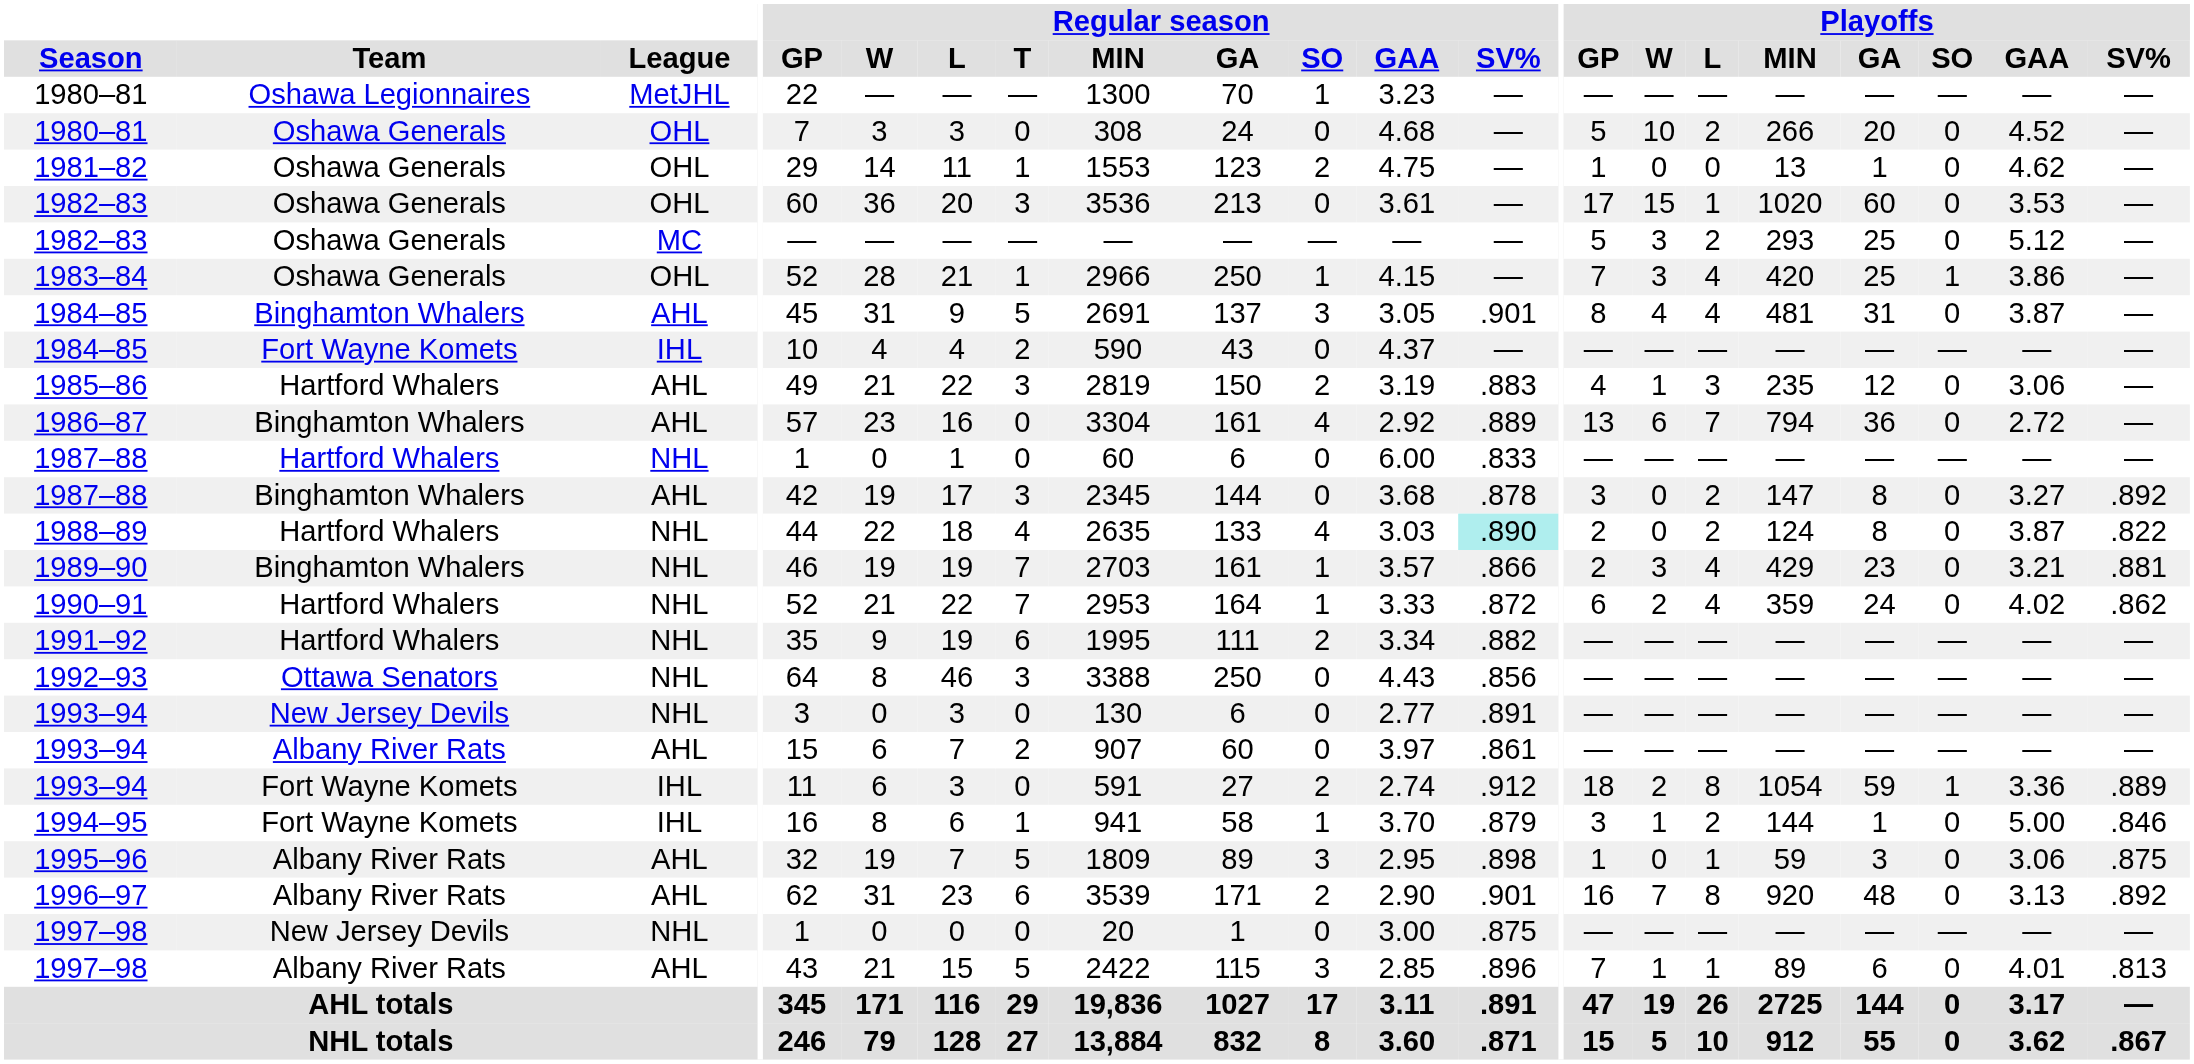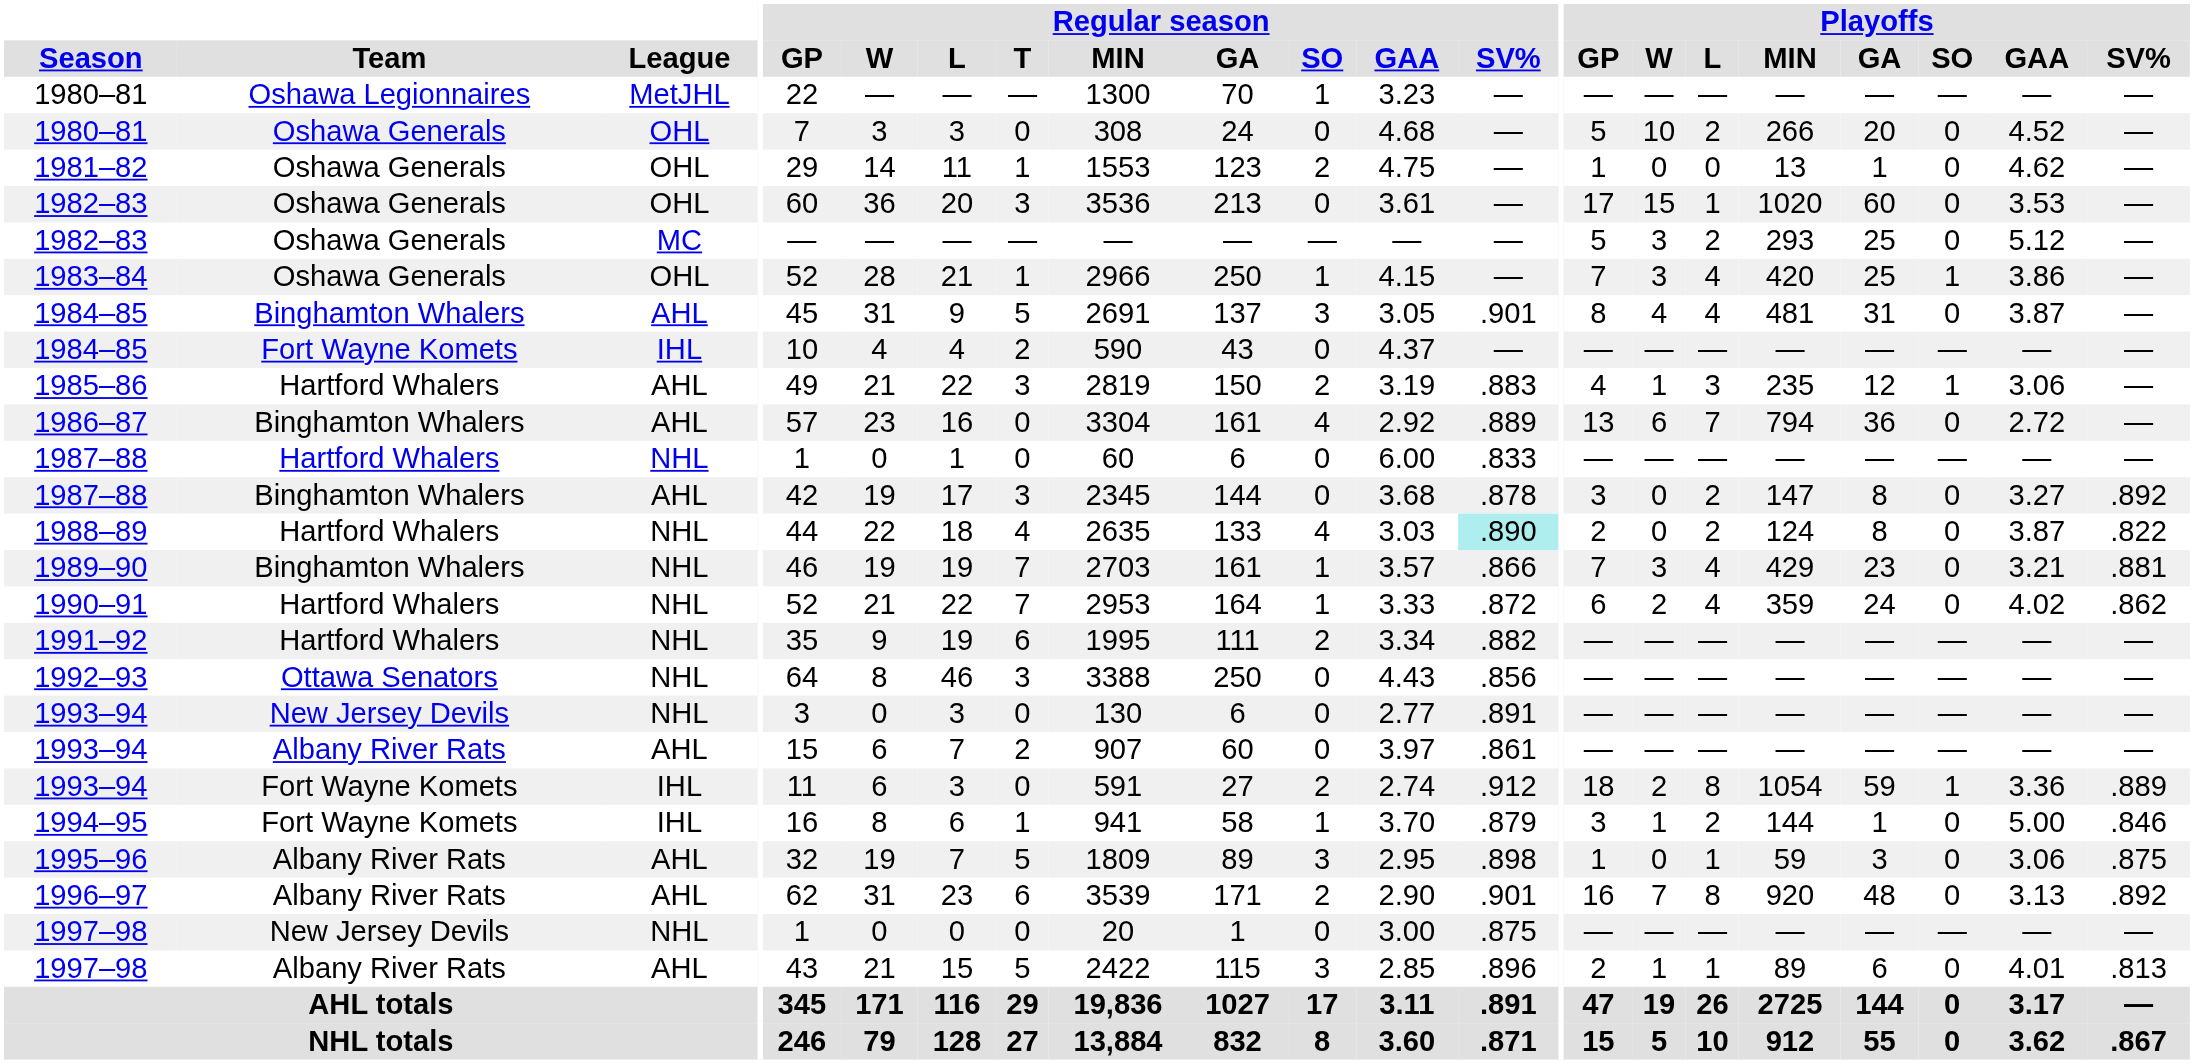(1952, 385) 0 -> (1952, 385) 1
(1598, 567) 2 -> (1598, 567) 7
(1598, 968) 7 -> (1598, 968) 2
